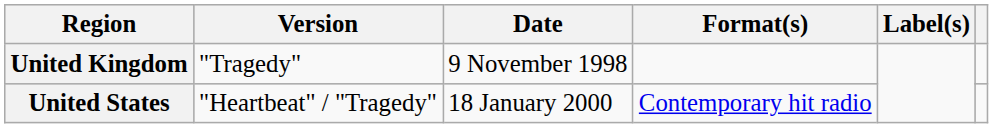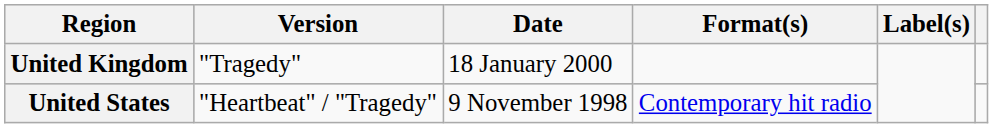(538, 63) 9 November 1998 -> (530, 63) 18 January 2000
(530, 102) 18 January 2000 -> (538, 102) 9 November 1998
